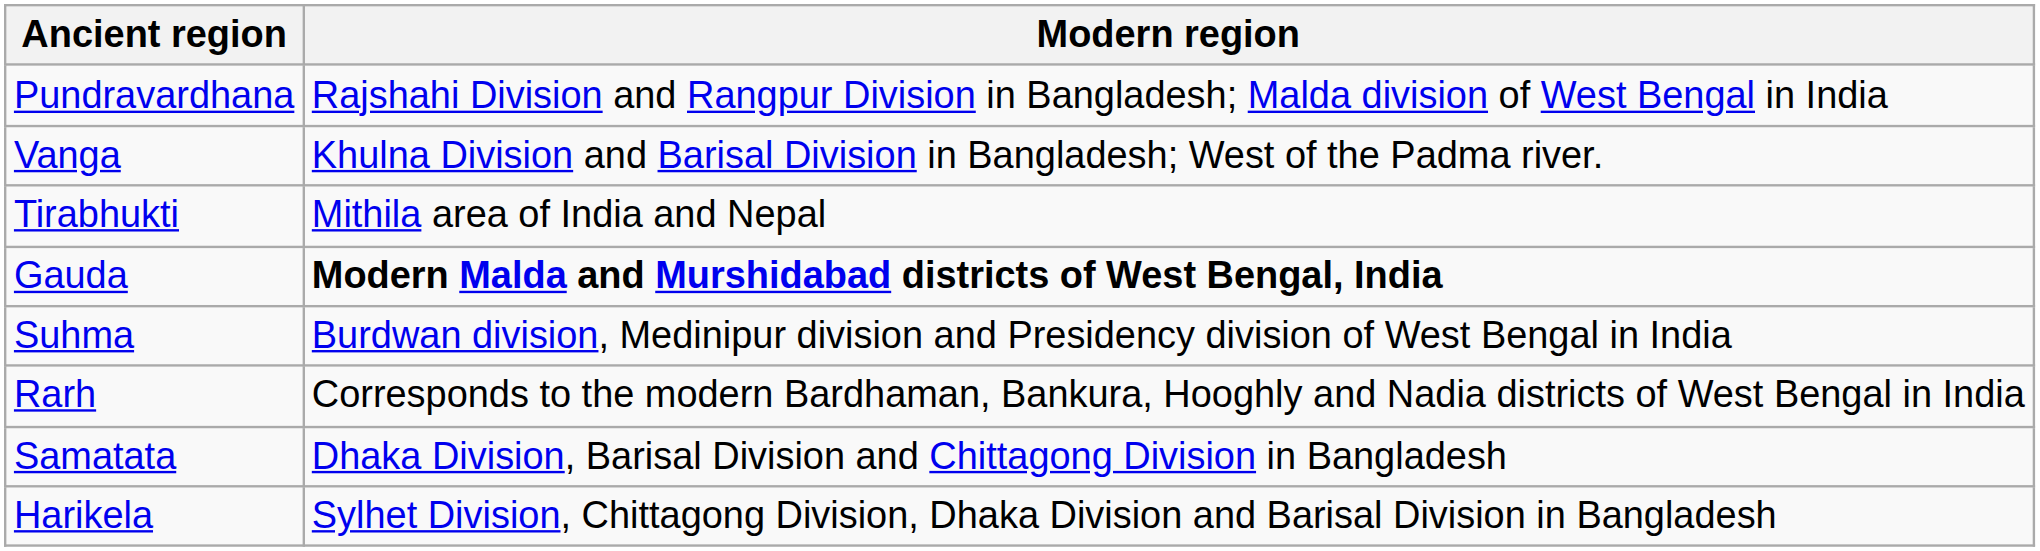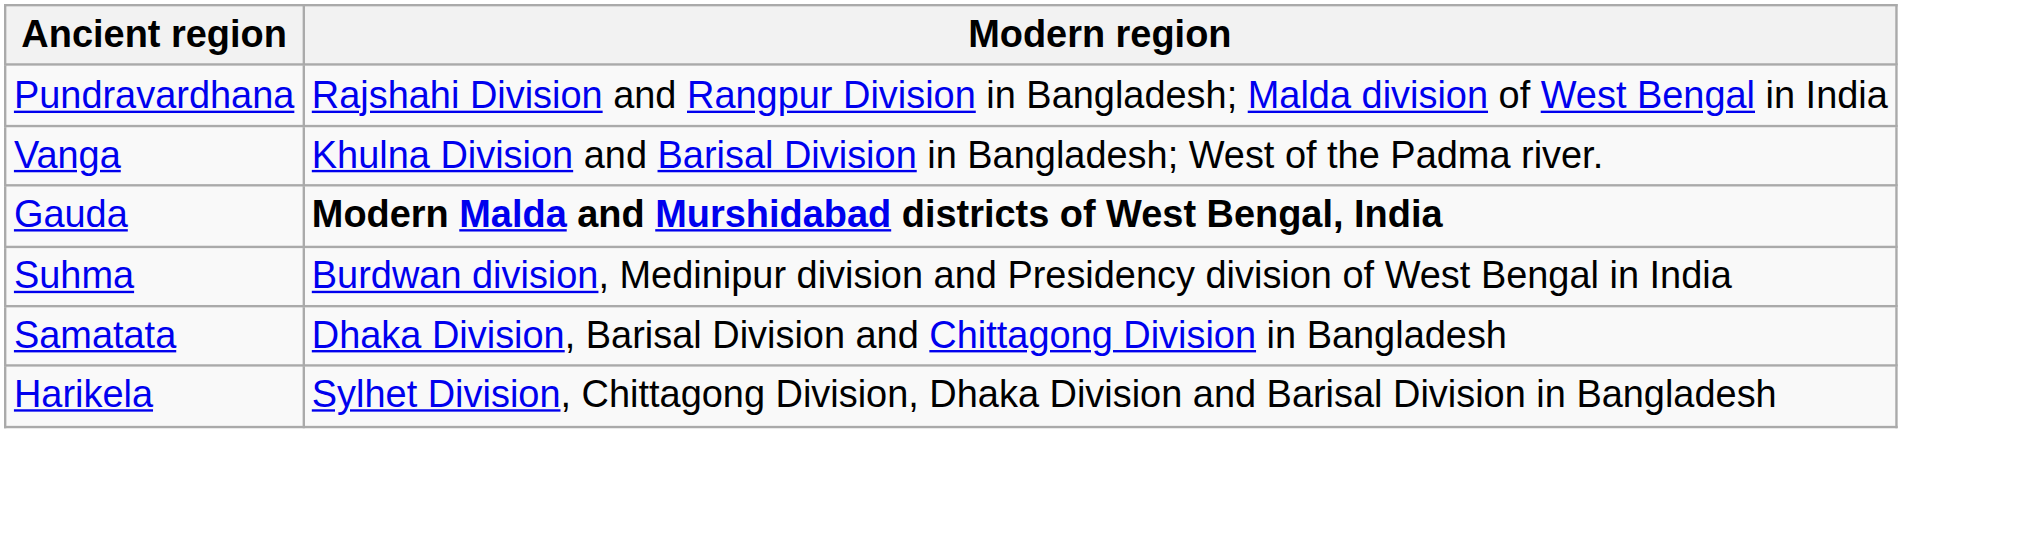- row: (96, 214)
- row: (55, 395)
